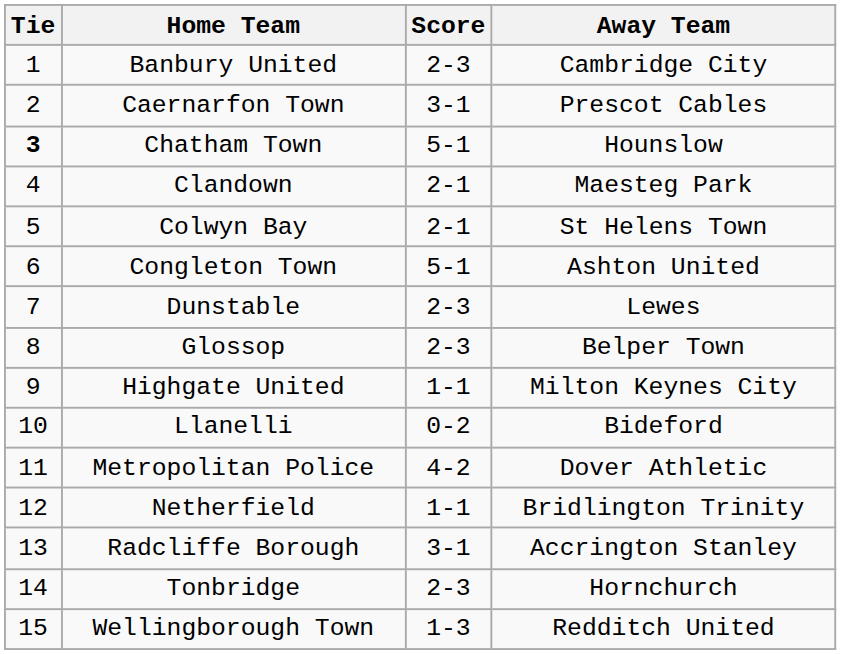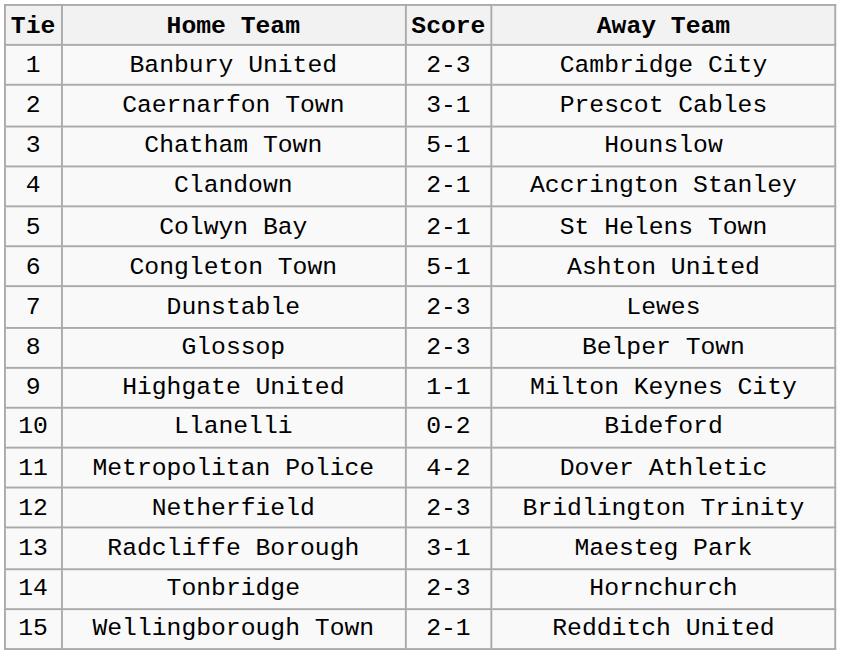(33, 146) bold -> (33, 146) normal
(663, 186) Maesteg Park -> (663, 186) Accrington Stanley
(448, 508) 1-1 -> (448, 508) 2-3
(663, 548) Accrington Stanley -> (663, 548) Maesteg Park
(448, 629) 1-3 -> (448, 629) 2-1
